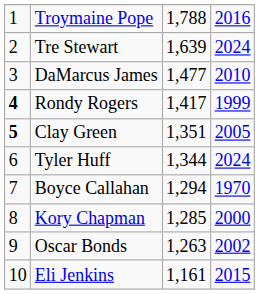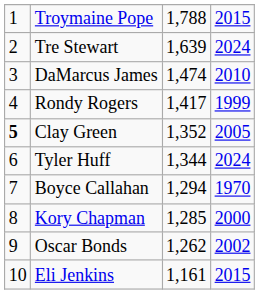(233, 18) 2016 -> (233, 18) 2015
(186, 75) 1,477 -> (186, 75) 1,474
(13, 103) bold -> (13, 103) normal
(186, 132) 1,351 -> (186, 132) 1,352
(186, 246) 1,263 -> (186, 246) 1,262
